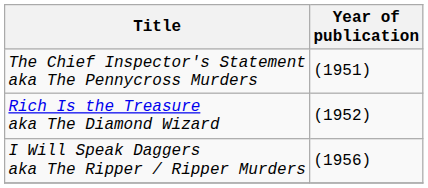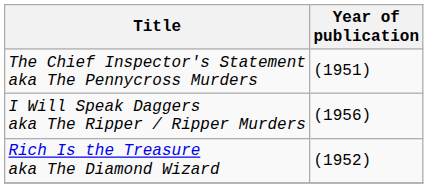rows swapped: (114, 116) <-> (157, 160)
